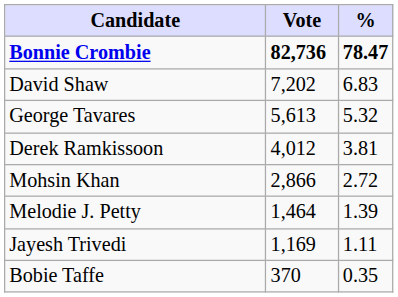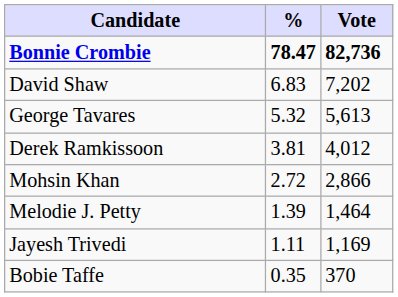columns swapped: (302, 20) <-> (366, 20)
